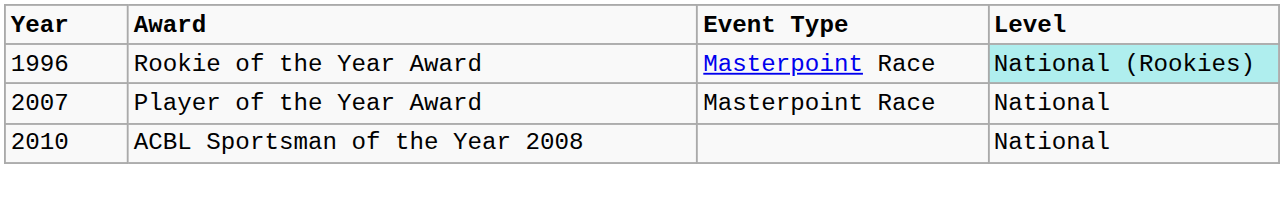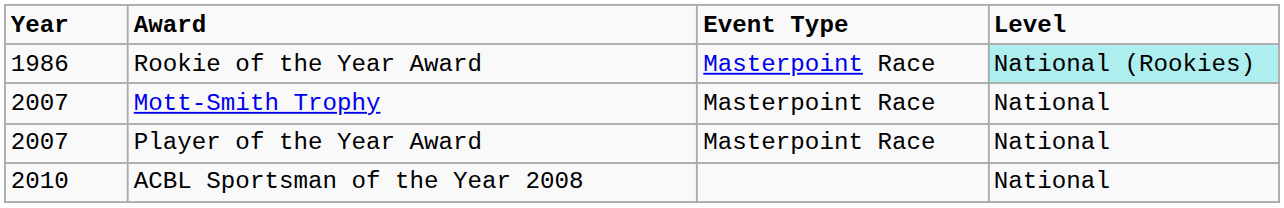(40, 64) 1996 -> (40, 64) 1986
+ row: (257, 103)
